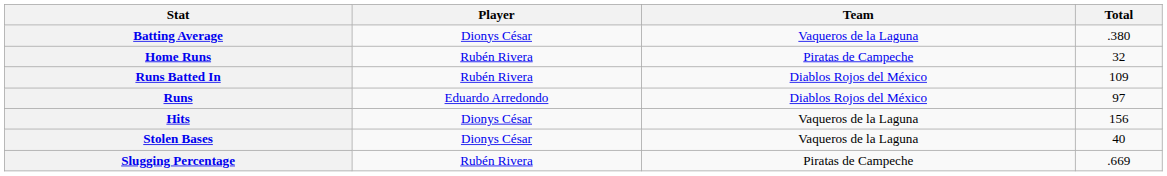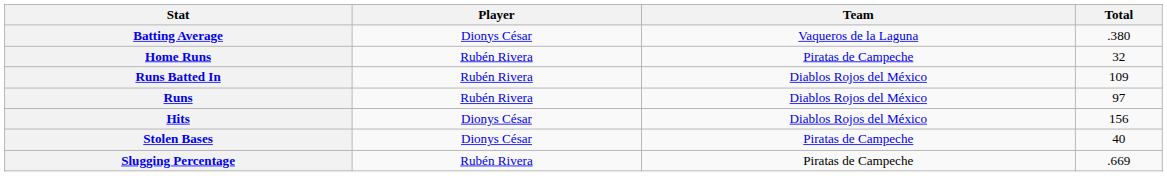(496, 98) Eduardo Arredondo -> (496, 98) Rubén Rivera
(858, 118) Vaqueros de la Laguna -> (858, 118) Diablos Rojos del México
(858, 139) Vaqueros de la Laguna -> (858, 139) Piratas de Campeche
